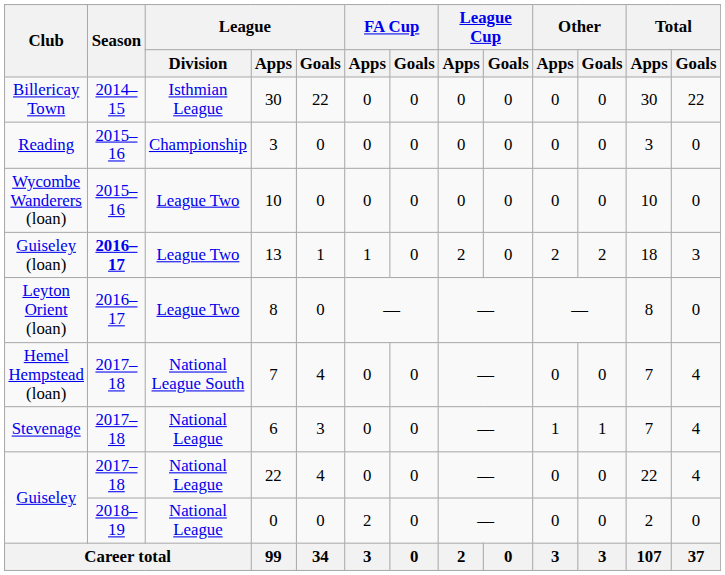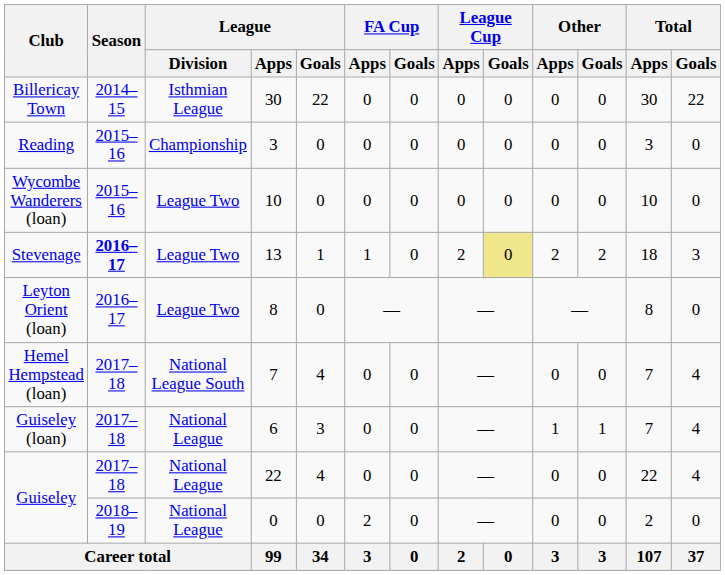(46, 254) Guiseley (loan) -> (46, 254) Stevenage
(508, 254) no background -> (508, 254) khaki background
(46, 429) Stevenage -> (46, 429) Guiseley (loan)
